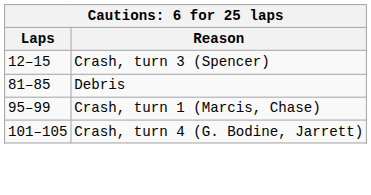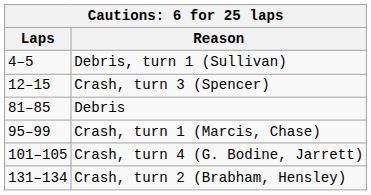+ row: (180, 62)
+ row: (210, 178)
